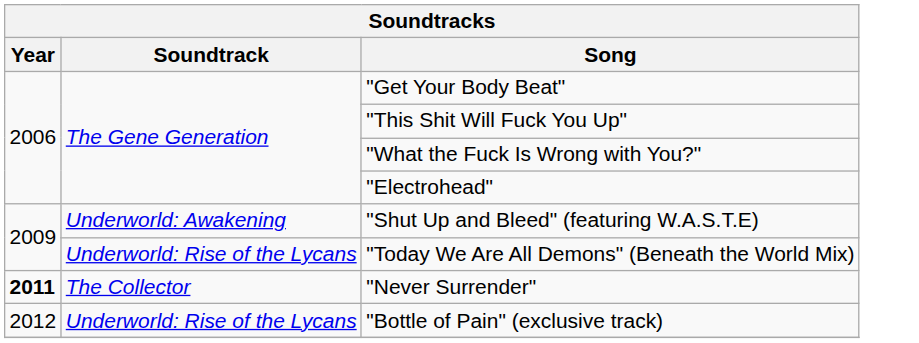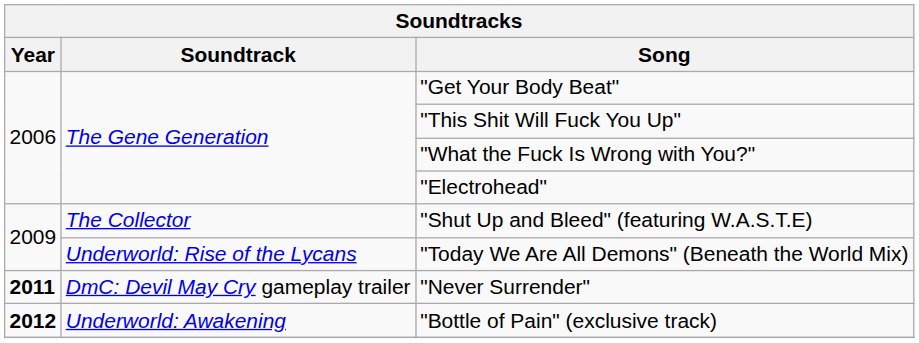(176, 220) Underworld: Awakening -> (128, 220) The Collector
(128, 287) The Collector -> (238, 287) DmC: Devil May Cry gameplay trailer
(33, 320) normal -> (33, 320) bold
(211, 320) Underworld: Rise of the Lycans -> (176, 320) Underworld: Awakening
